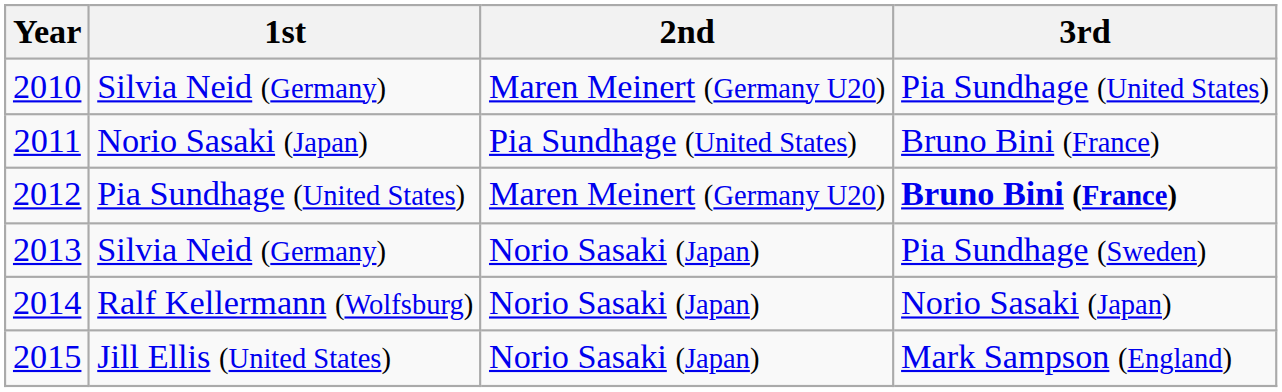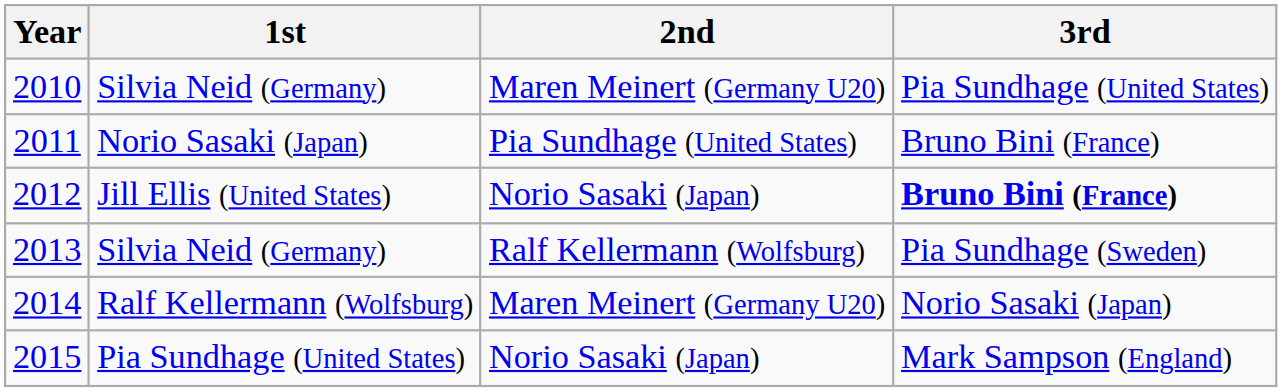(281, 194) Pia Sundhage (United States) -> (244, 194) Jill Ellis (United States)
(687, 194) Maren Meinert (Germany U20) -> (624, 194) Norio Sasaki (Japan)
(624, 248) Norio Sasaki (Japan) -> (677, 248) Ralf Kellermann (Wolfsburg)
(624, 303) Norio Sasaki (Japan) -> (687, 303) Maren Meinert (Germany U20)
(244, 357) Jill Ellis (United States) -> (281, 357) Pia Sundhage (United States)
